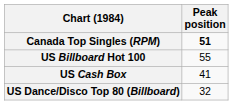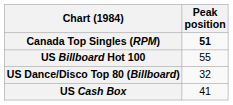rows swapped: (93, 91) <-> (93, 74)
